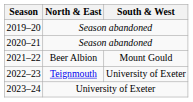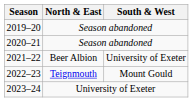(146, 58) Mount Gould -> (146, 58) University of Exeter
(146, 74) University of Exeter -> (146, 74) Mount Gould
